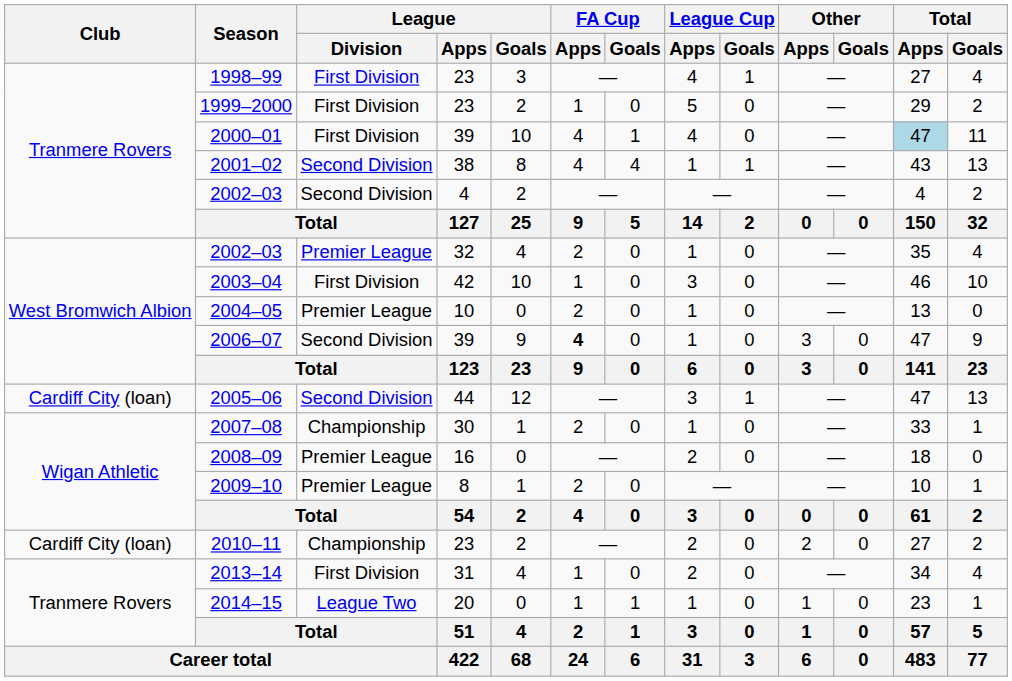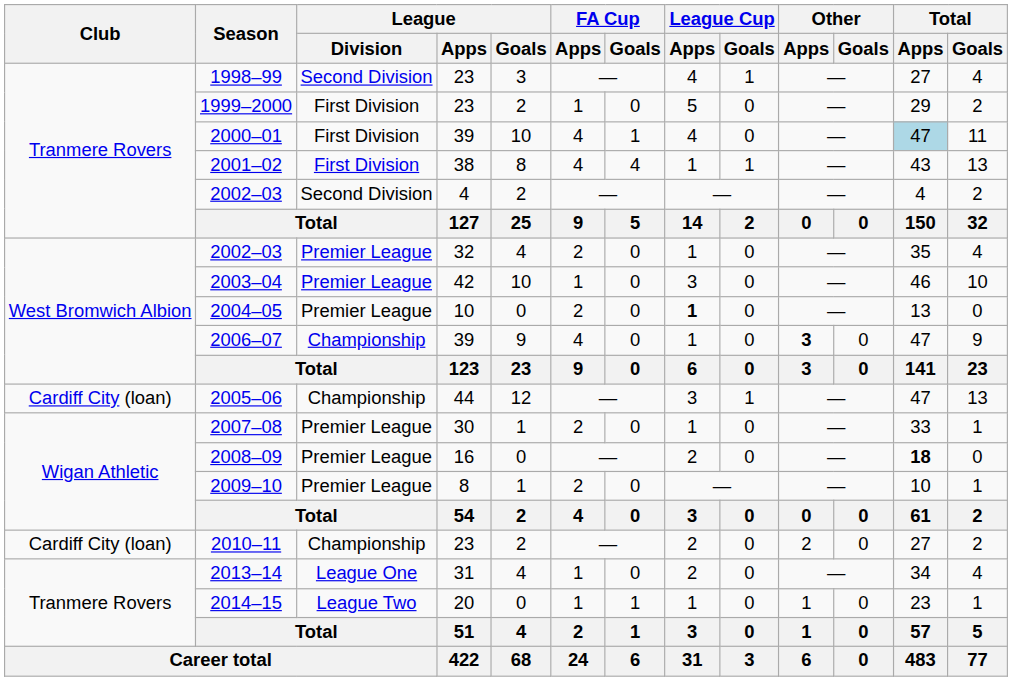(367, 77) First Division -> (367, 77) Second Division
(367, 164) Second Division -> (367, 164) First Division
(367, 281) First Division -> (367, 281) Premier League
(692, 310) normal -> (692, 310) bold
(367, 340) Second Division -> (367, 340) Championship
(578, 340) bold -> (578, 340) normal
(806, 340) normal -> (806, 340) bold
(367, 398) Second Division -> (367, 398) Championship
(367, 427) Championship -> (367, 427) Premier League
(920, 456) normal -> (920, 456) bold
(367, 573) First Division -> (367, 573) League One
